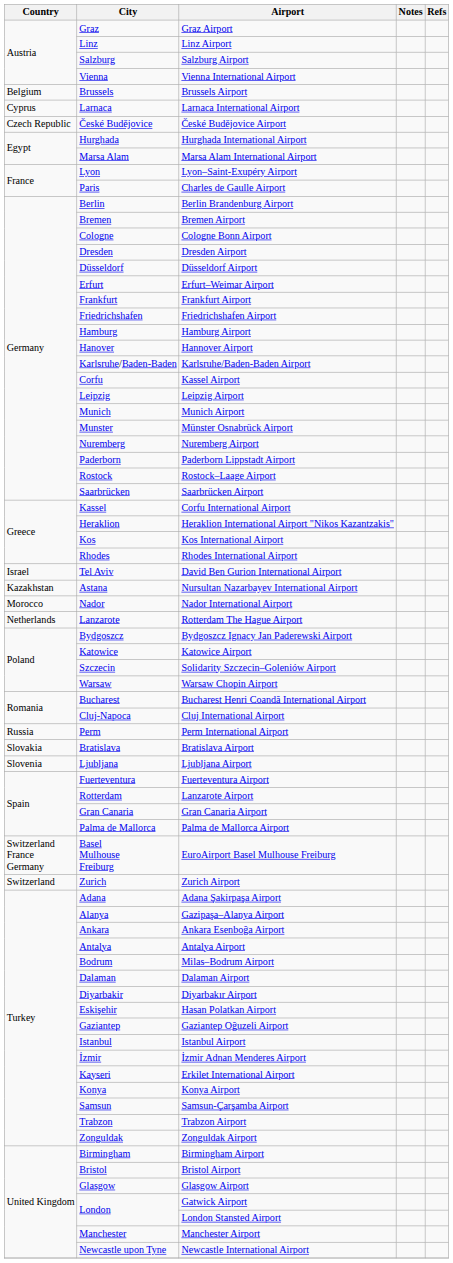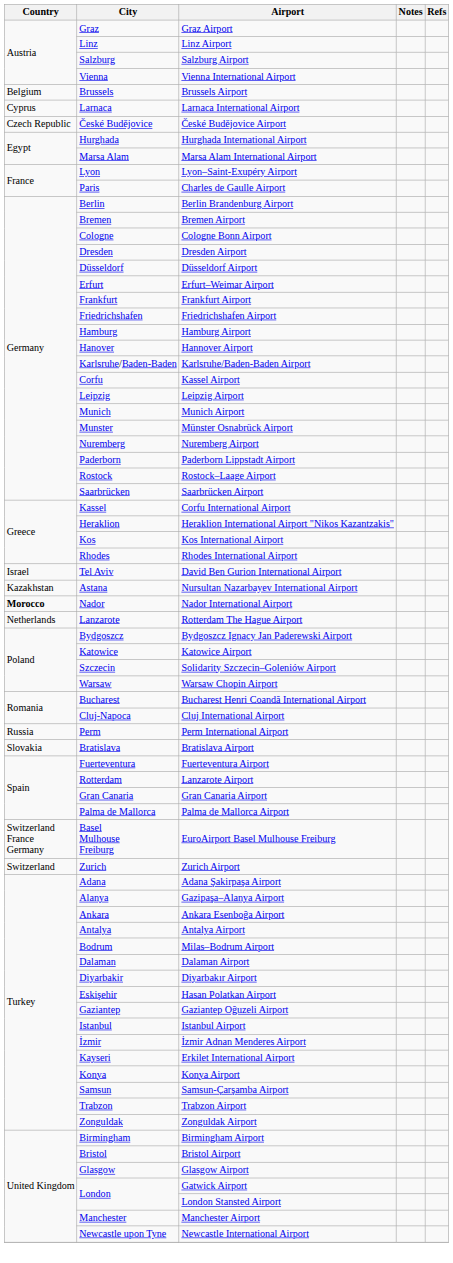(25, 603) normal -> (26, 603) bold
- row: (217, 763)
